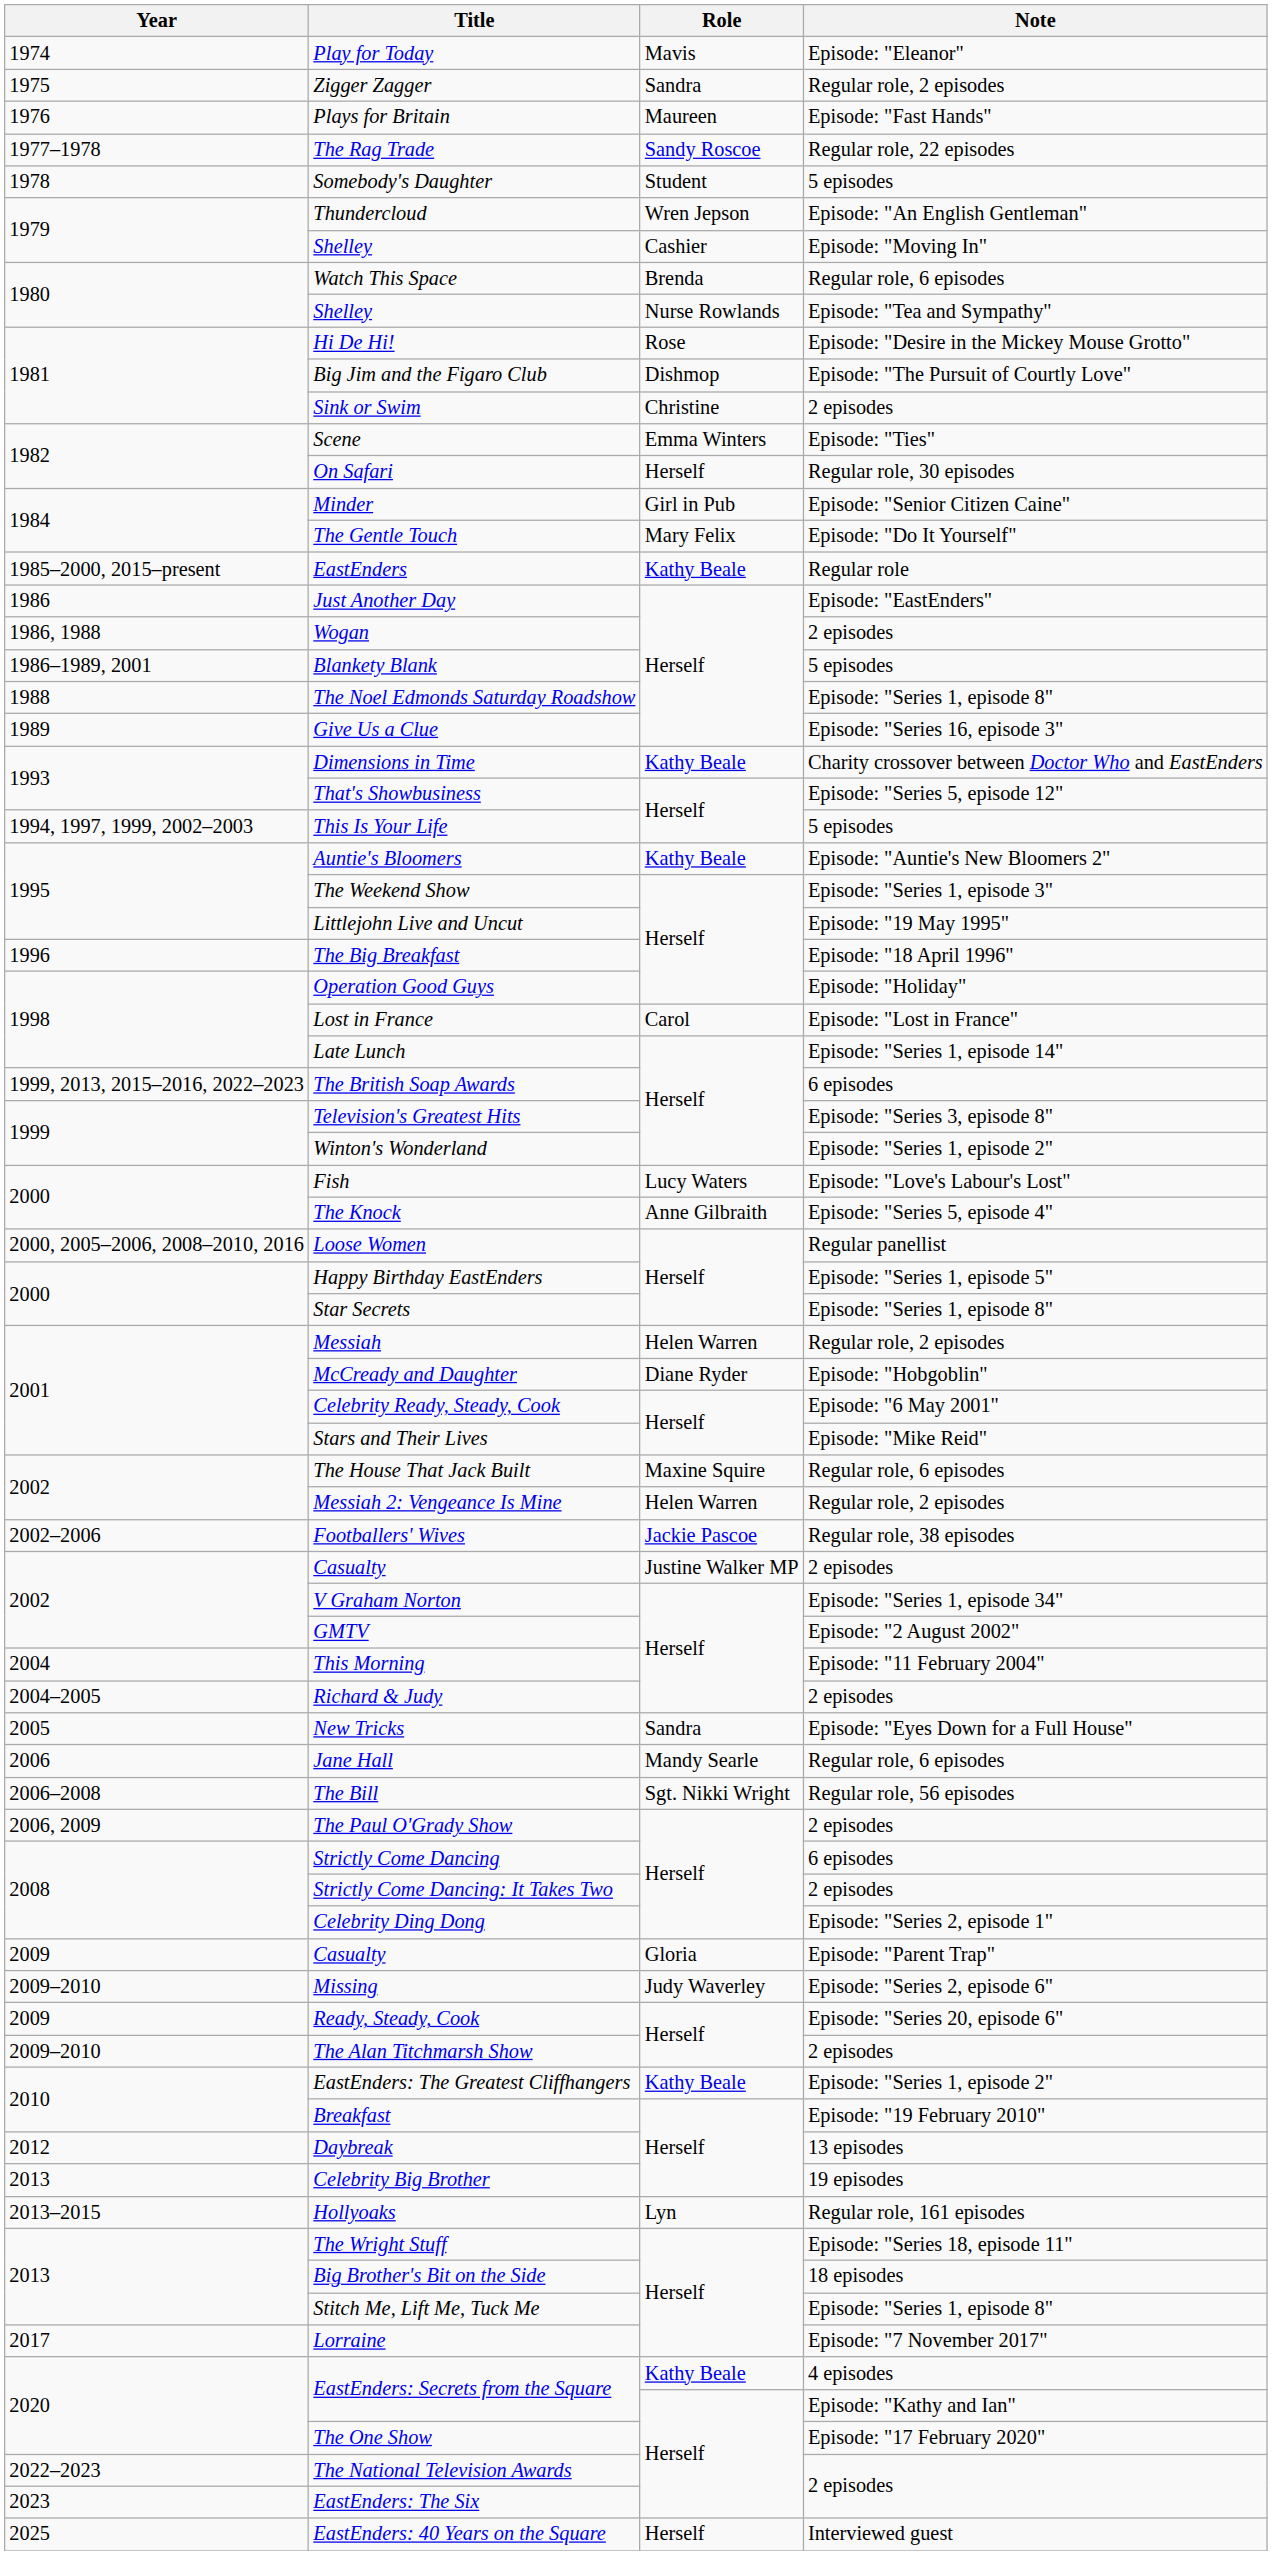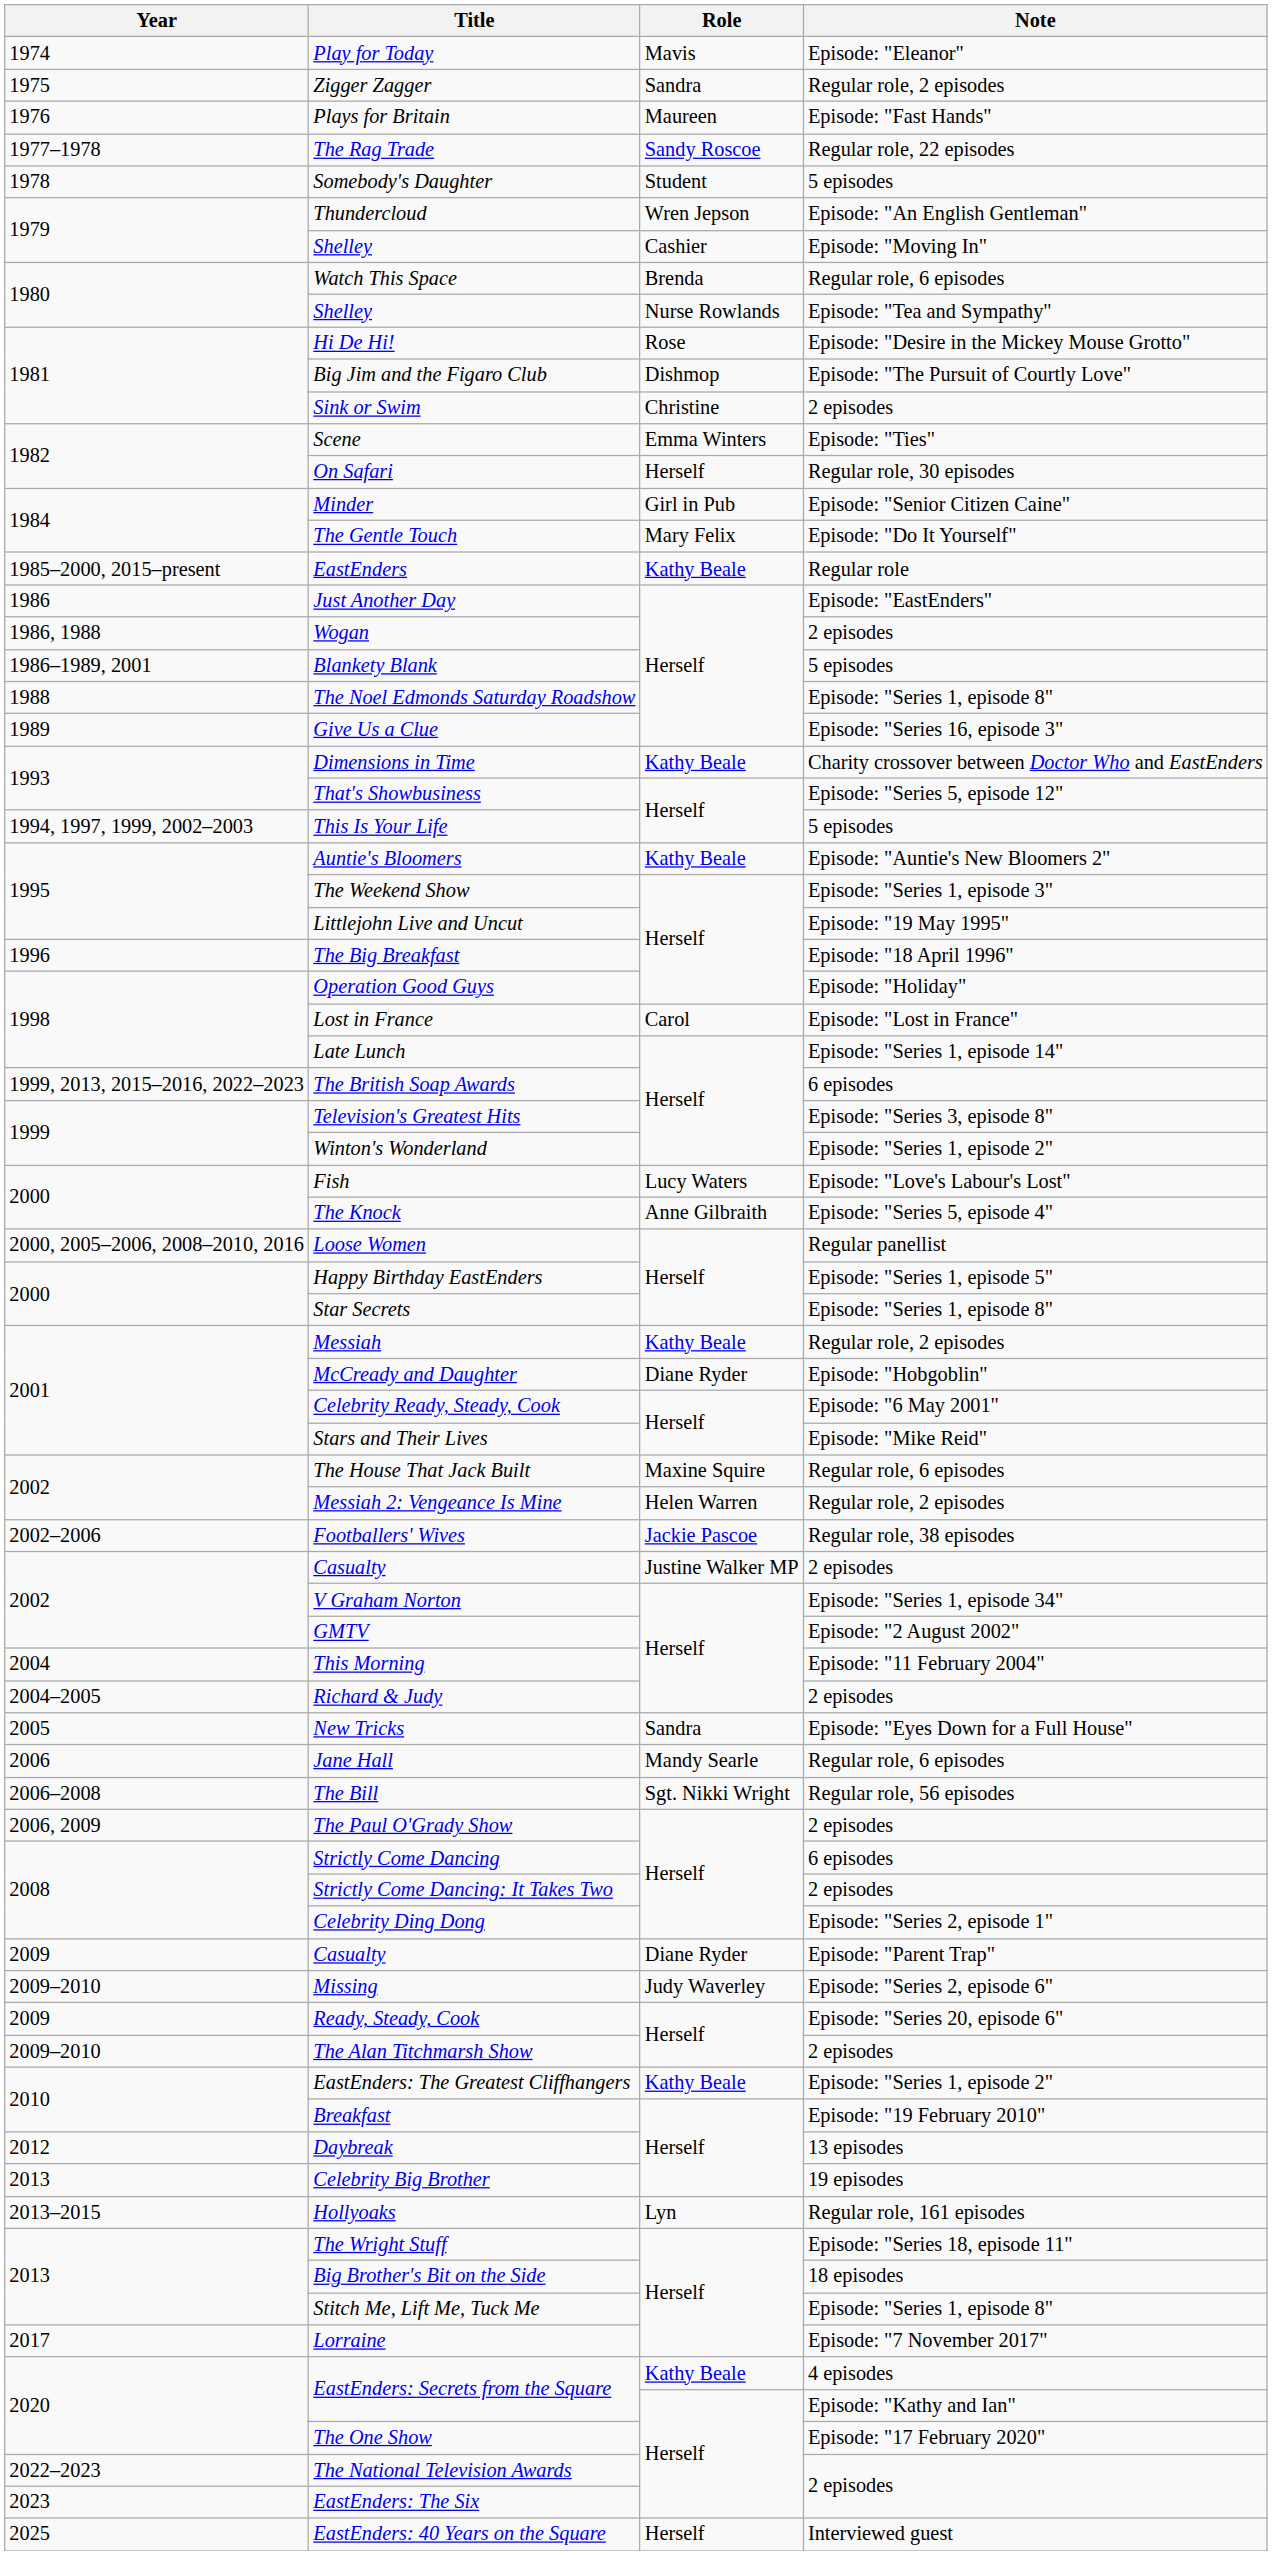(701, 1341) Helen Warren -> (695, 1341) Kathy Beale
(671, 1954) Gloria -> (696, 1954) Diane Ryder
